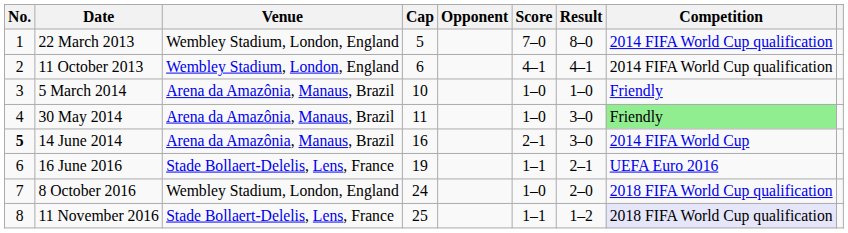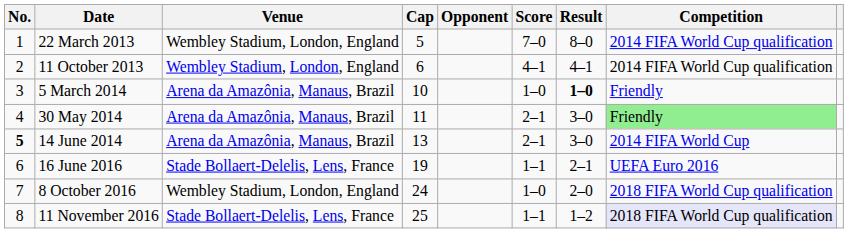(581, 91) normal -> (581, 91) bold
(534, 116) 1–0 -> (534, 116) 2–1
(420, 141) 16 -> (420, 141) 13
